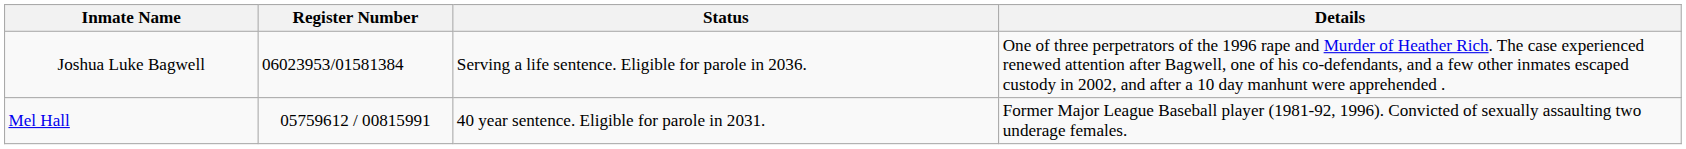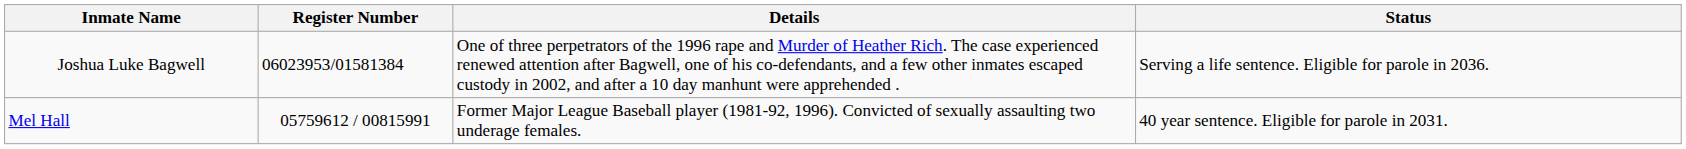columns swapped: (726, 18) <-> (1340, 18)
